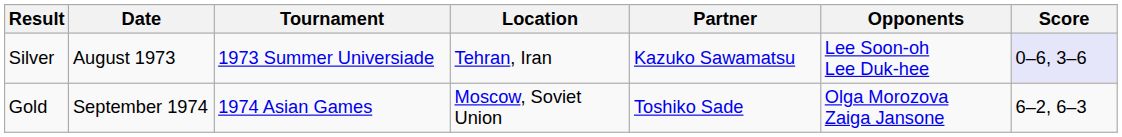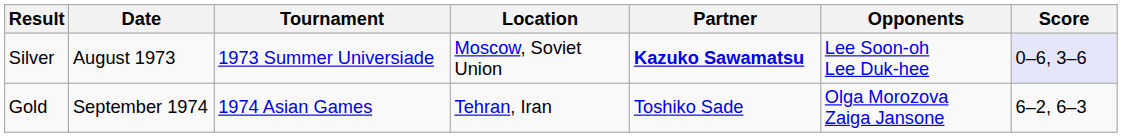(503, 58) Tehran, Iran -> (518, 58) Moscow, Soviet Union
(715, 58) normal -> (719, 58) bold
(518, 107) Moscow, Soviet Union -> (503, 107) Tehran, Iran
